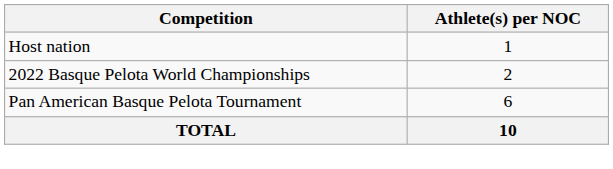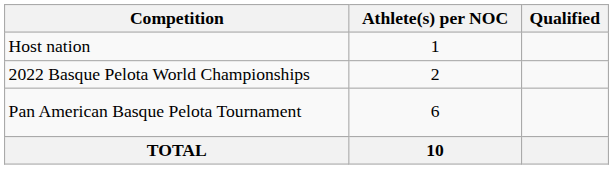+ column: (565, 18)
